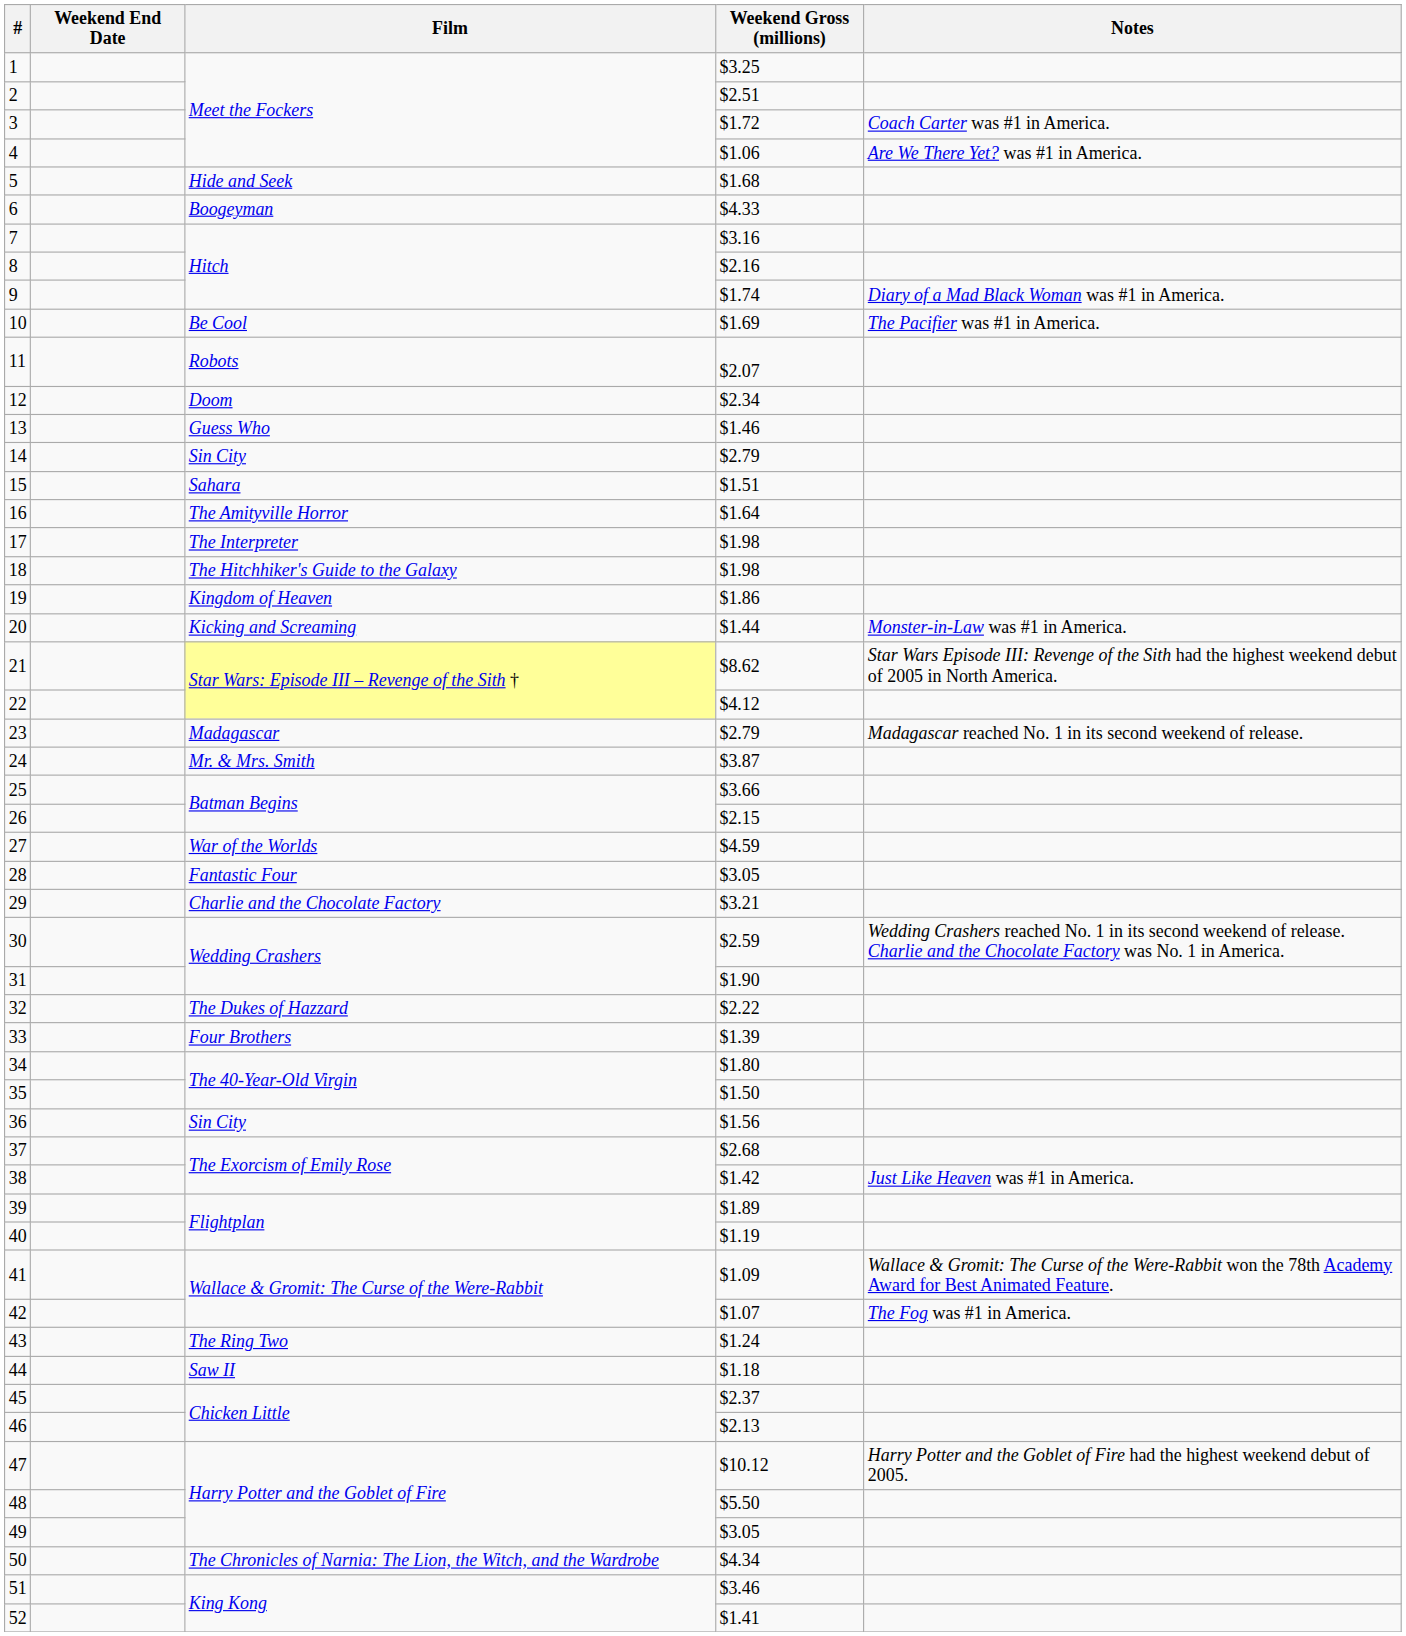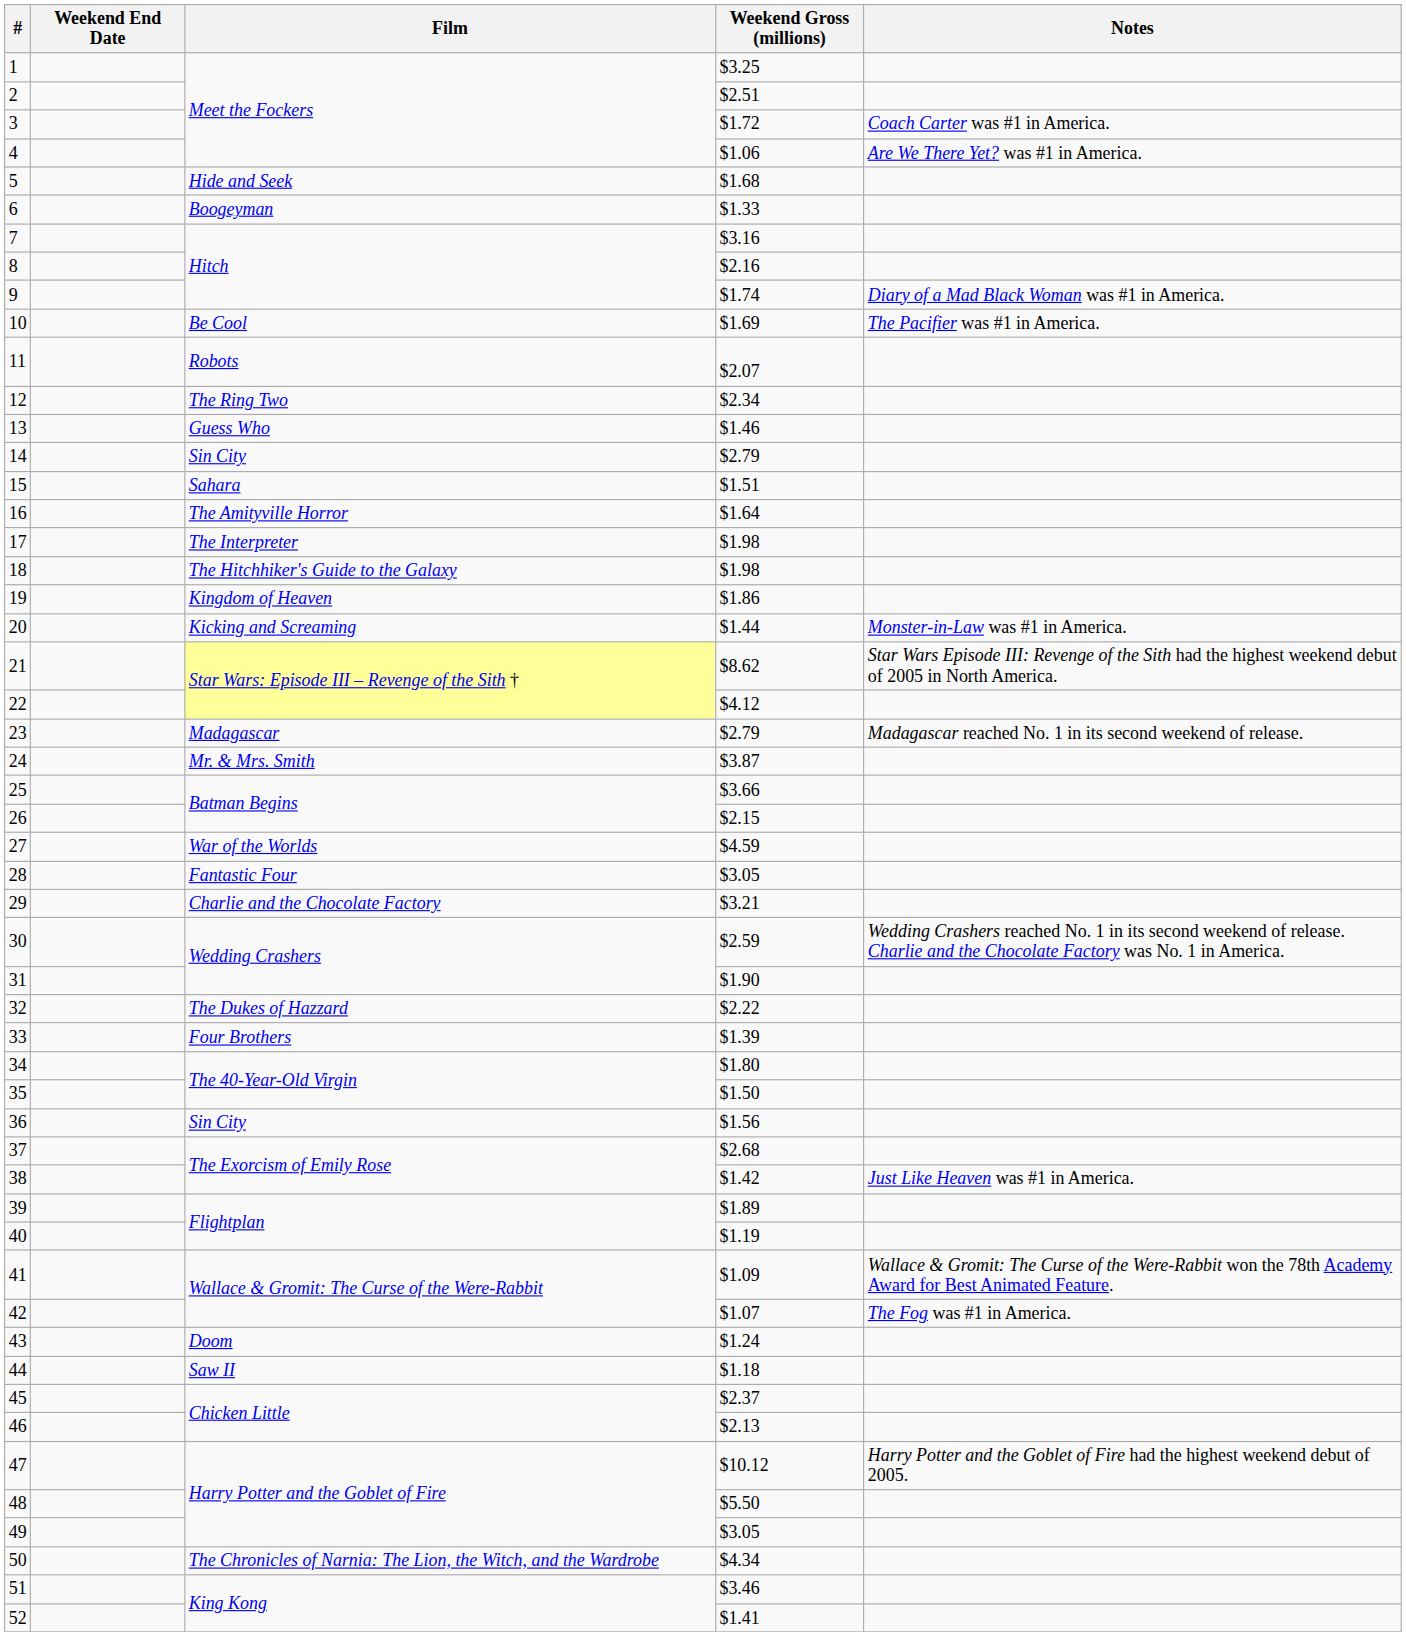(740, 209) $4.33 -> (740, 209) $1.33
(211, 400) Doom -> (238, 400) The Ring Two
(238, 1341) The Ring Two -> (211, 1341) Doom
